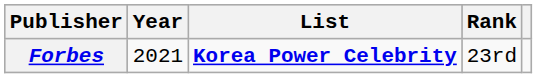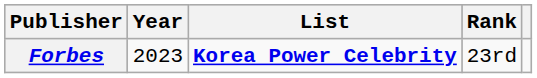(158, 56) 2021 -> (158, 56) 2023
